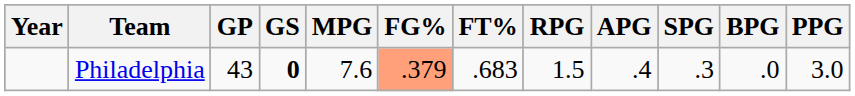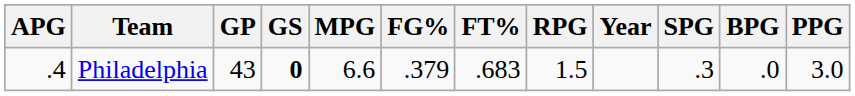columns swapped: (37, 26) <-> (624, 26)
(356, 68) 7.6 -> (359, 68) 6.6
(424, 68) lightsalmon background -> (427, 68) no background
